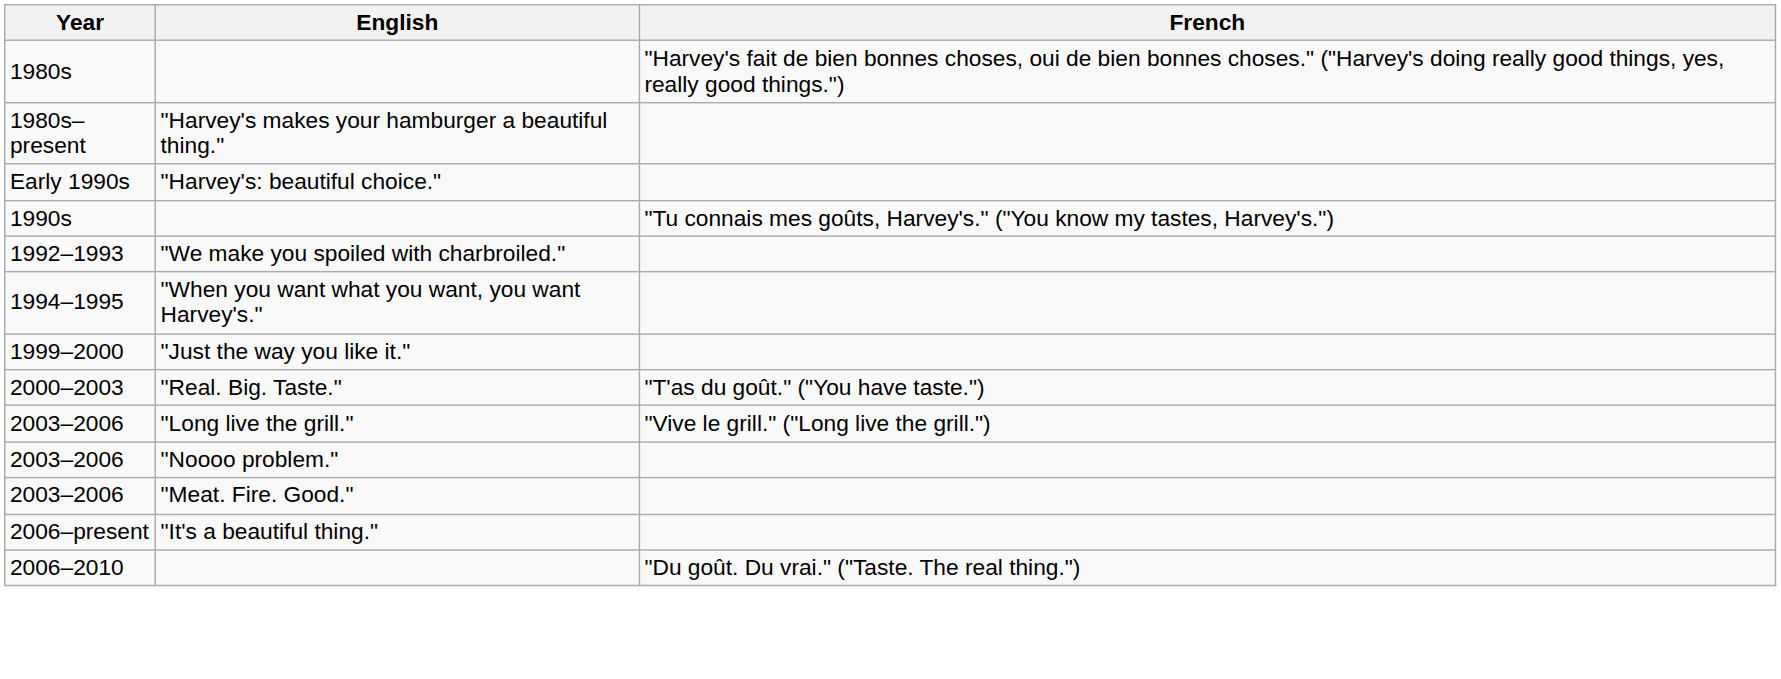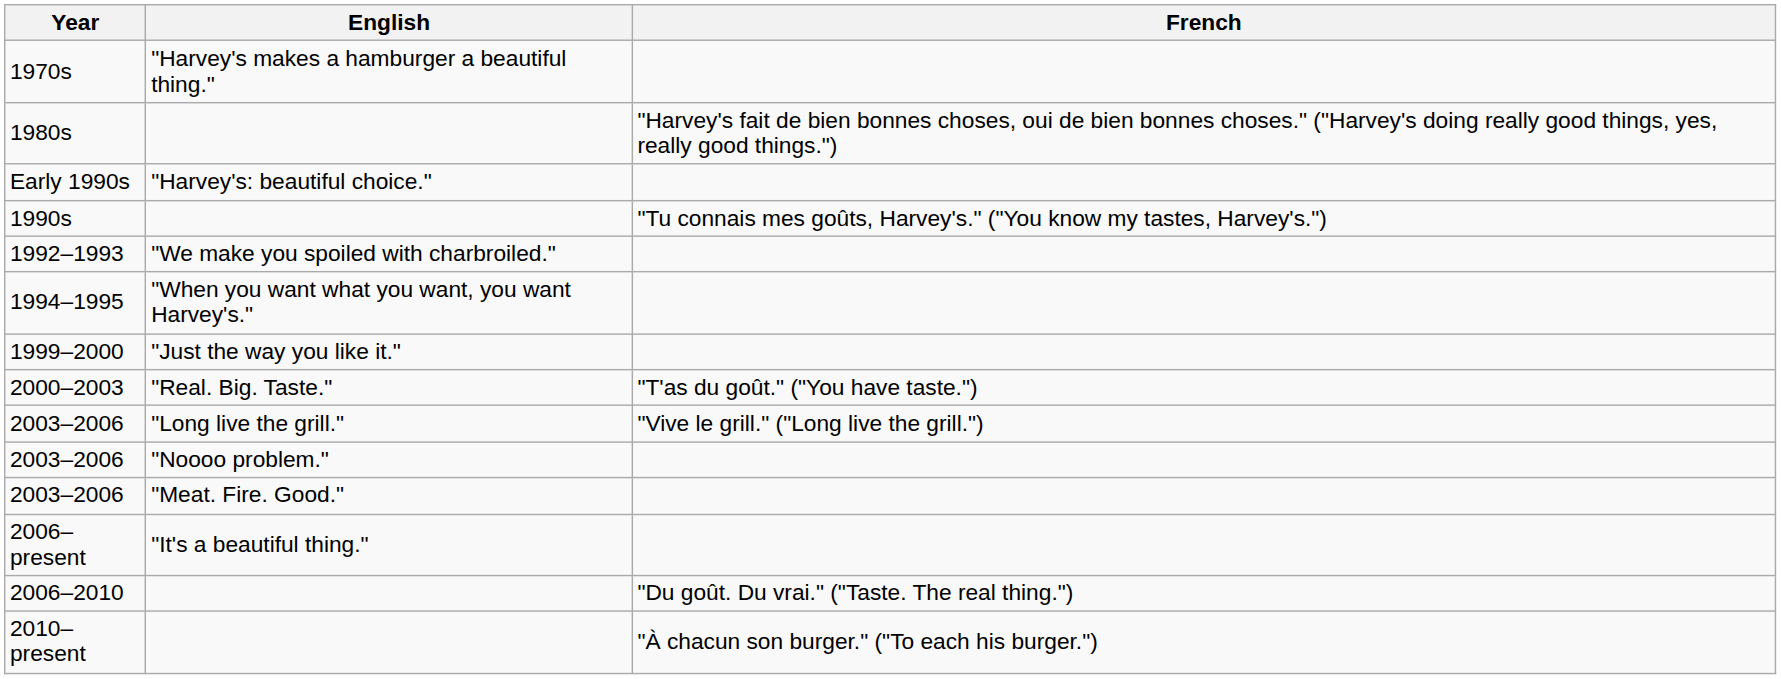+ row: (41, 71)
- row: (48, 132)
+ row: (48, 641)
